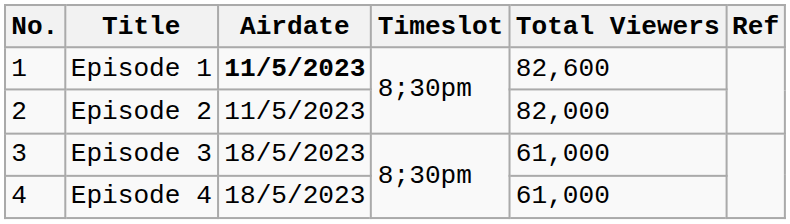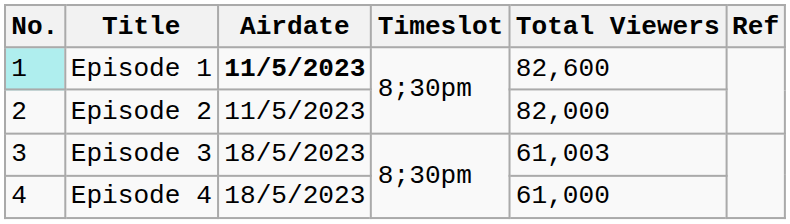(19, 69) no background -> (19, 69) paleturquoise background
(563, 154) 61,000 -> (563, 154) 61,003
